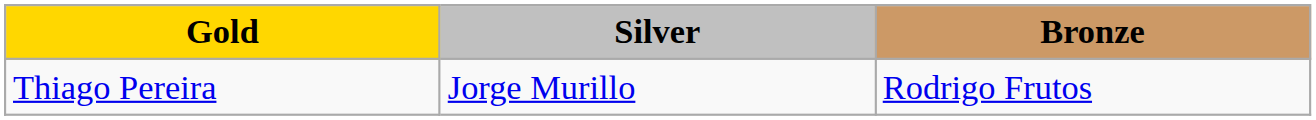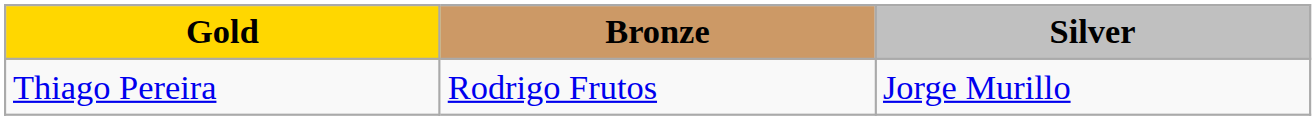columns swapped: (657, 31) <-> (1092, 31)
